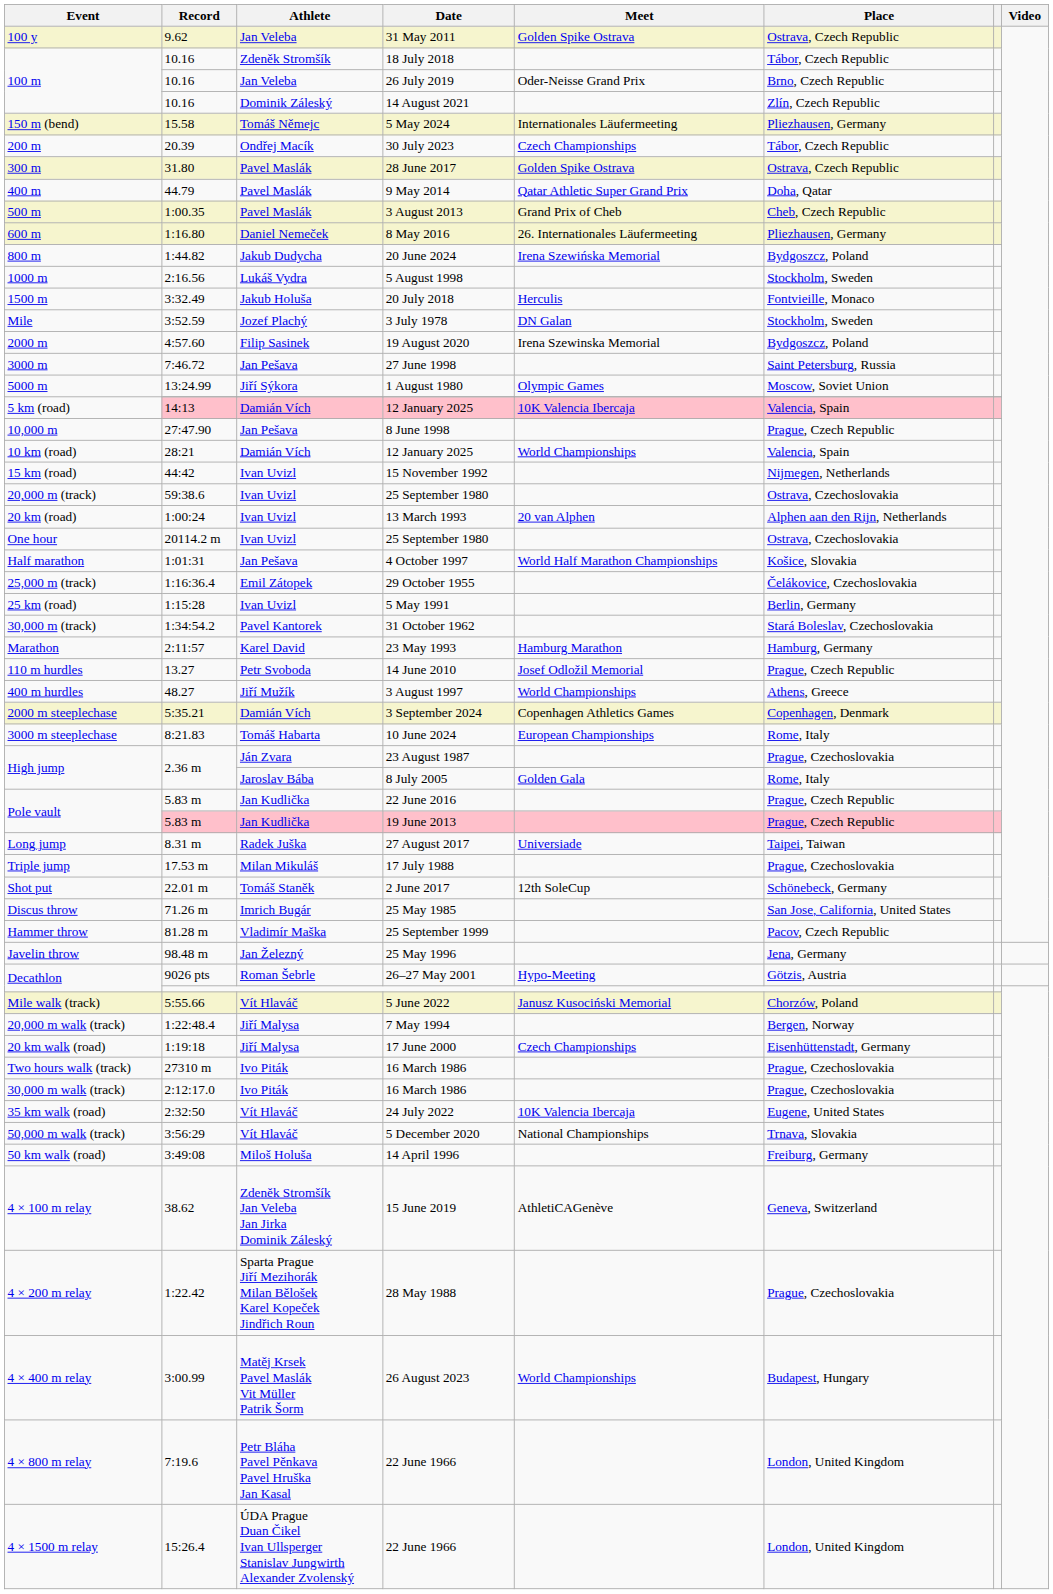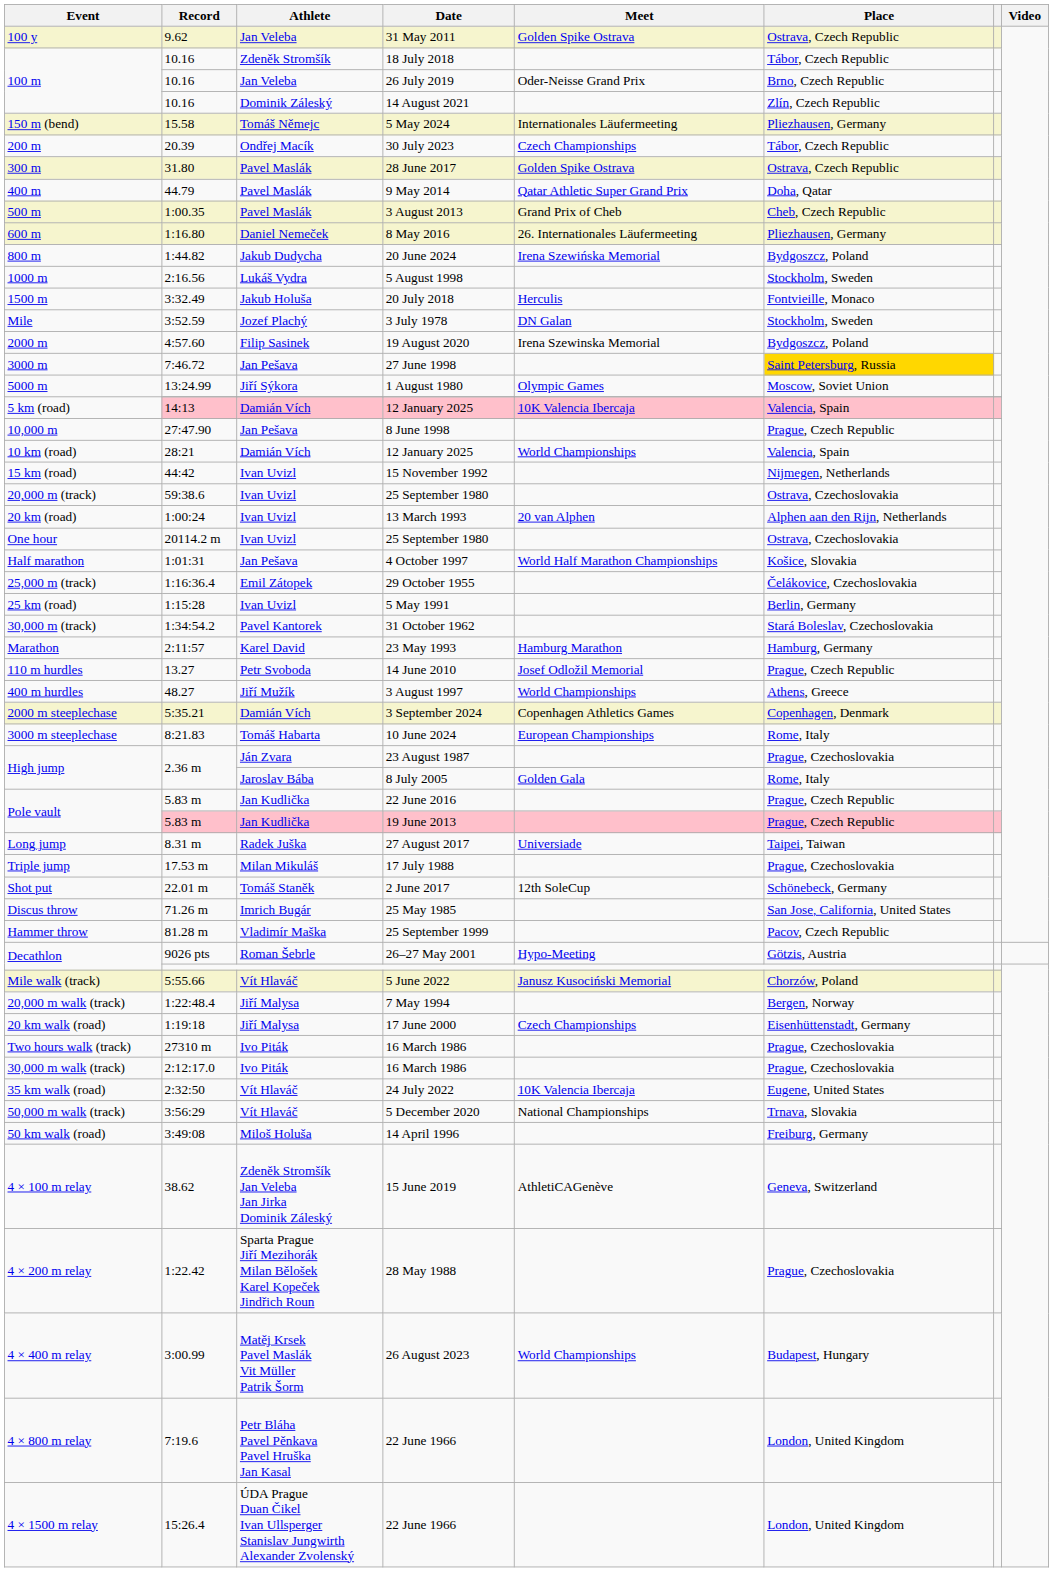(831, 364) no background -> (831, 364) gold background
- row: (43, 953)
